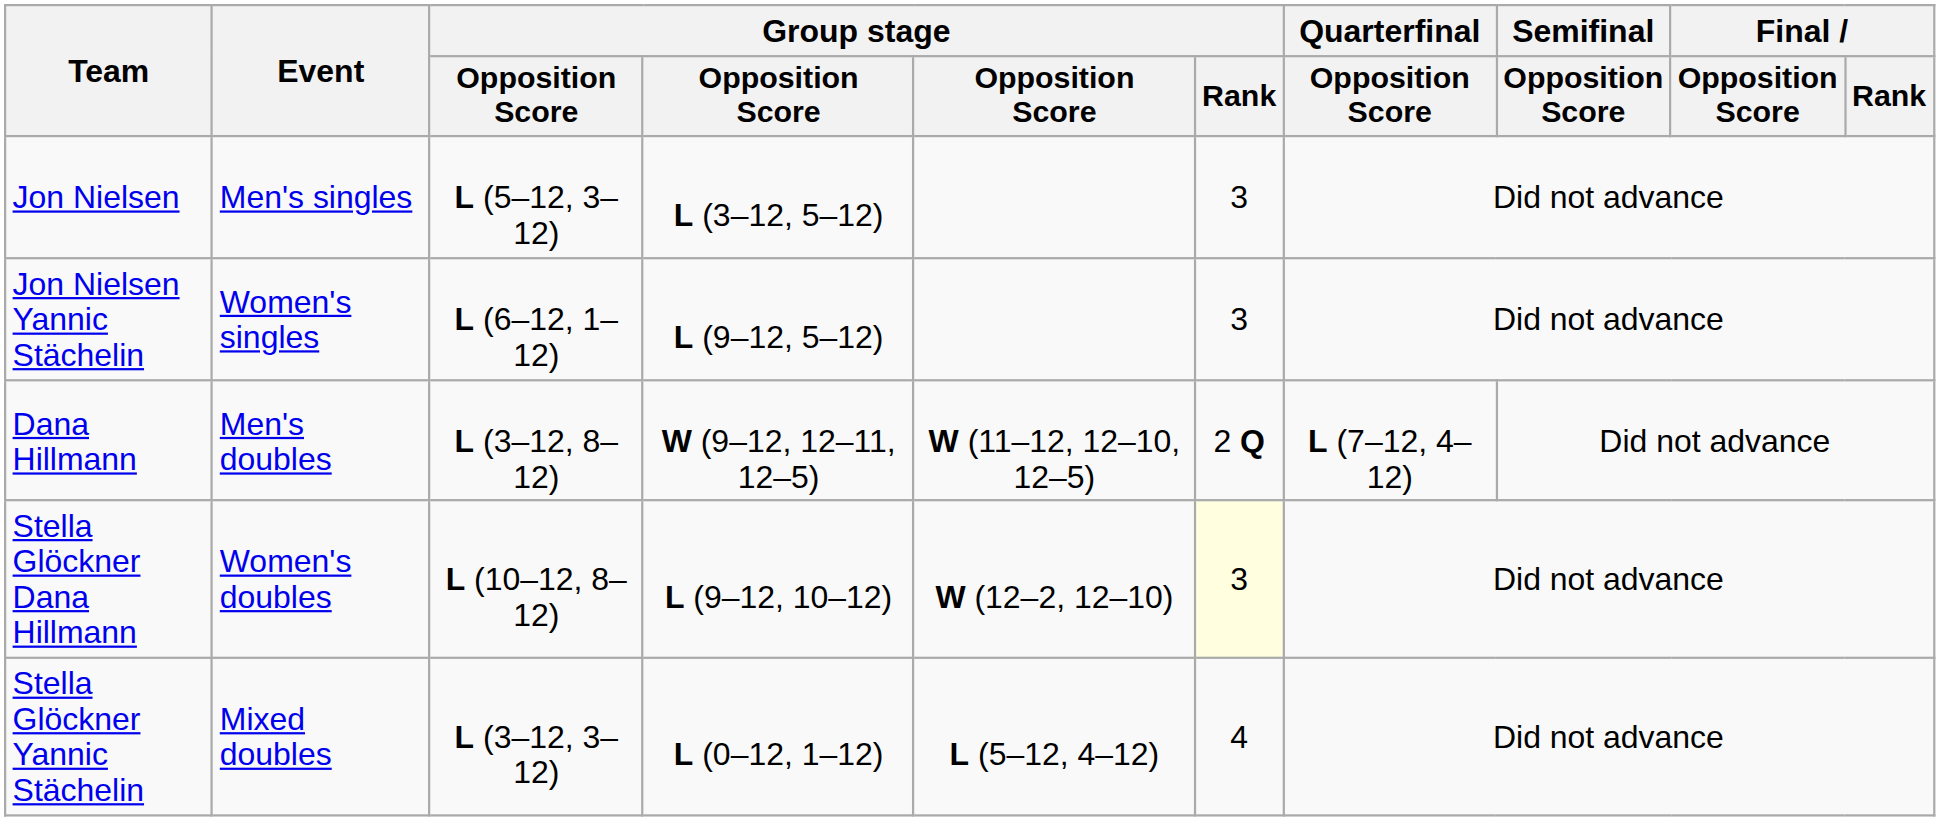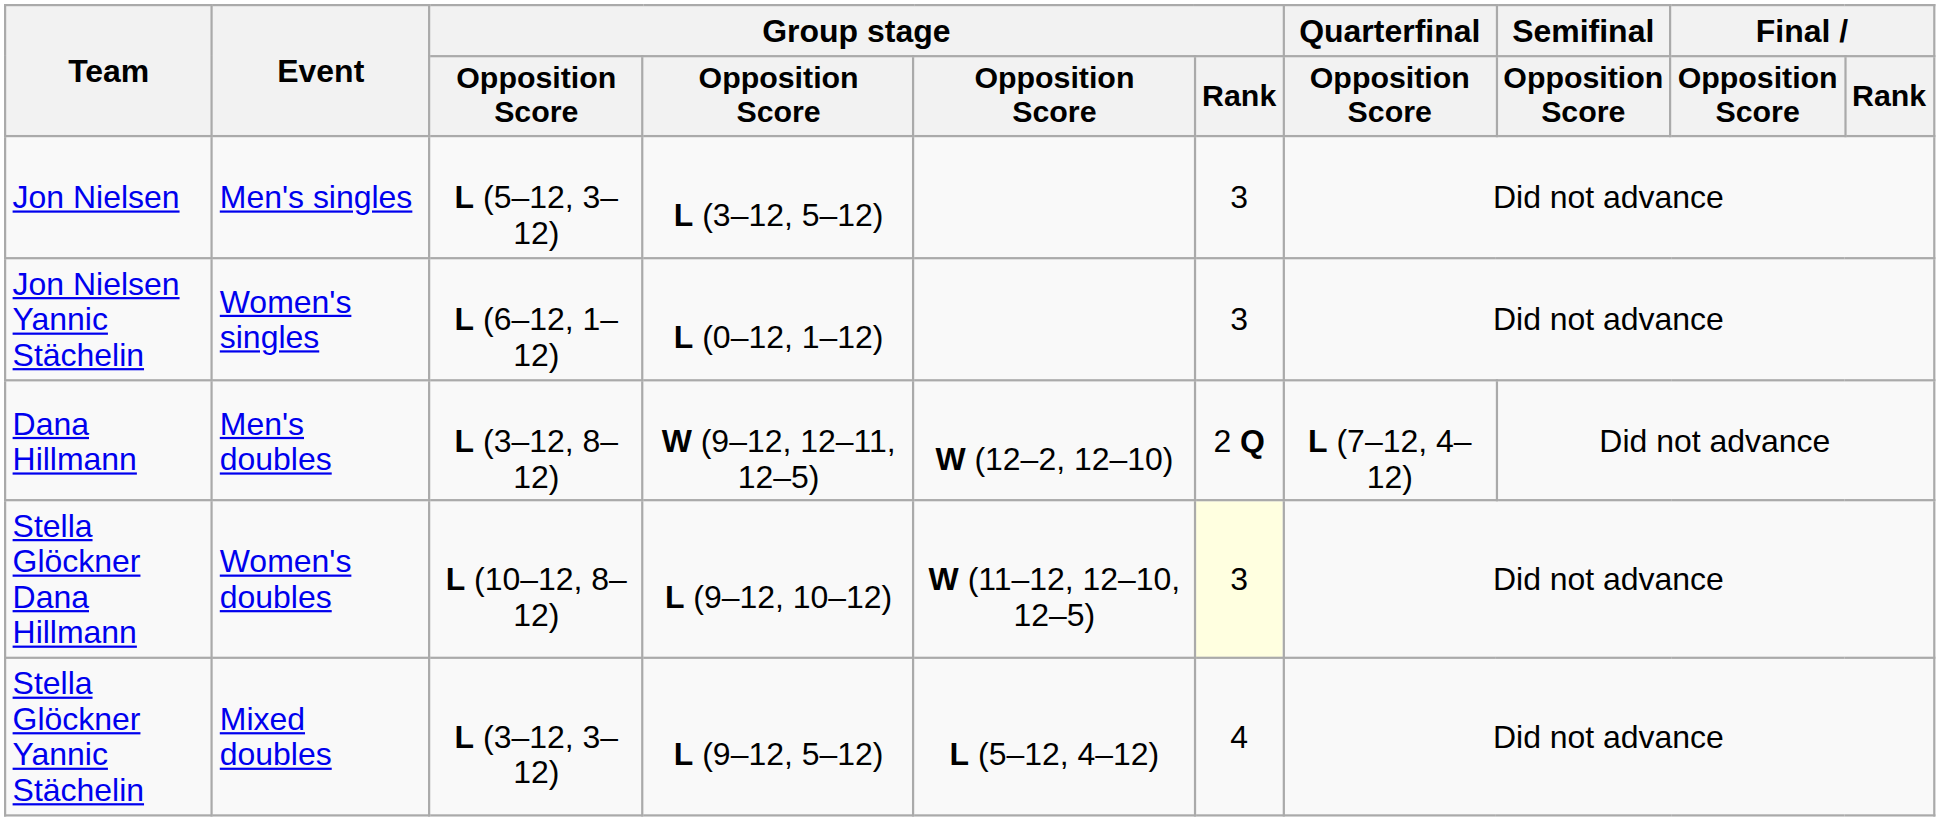(779, 337) L (9–12, 5–12) -> (779, 337) L (0–12, 1–12)
(1054, 459) W (11–12, 12–10, 12–5) -> (1054, 459) W (12–2, 12–10)
(1054, 598) W (12–2, 12–10) -> (1054, 598) W (11–12, 12–10, 12–5)
(779, 755) L (0–12, 1–12) -> (779, 755) L (9–12, 5–12)
